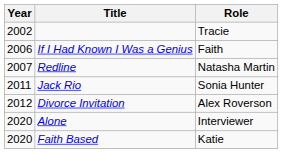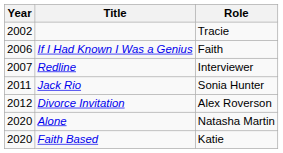(236, 67) Natasha Martin -> (226, 67) Interviewer
(226, 121) Interviewer -> (236, 121) Natasha Martin
